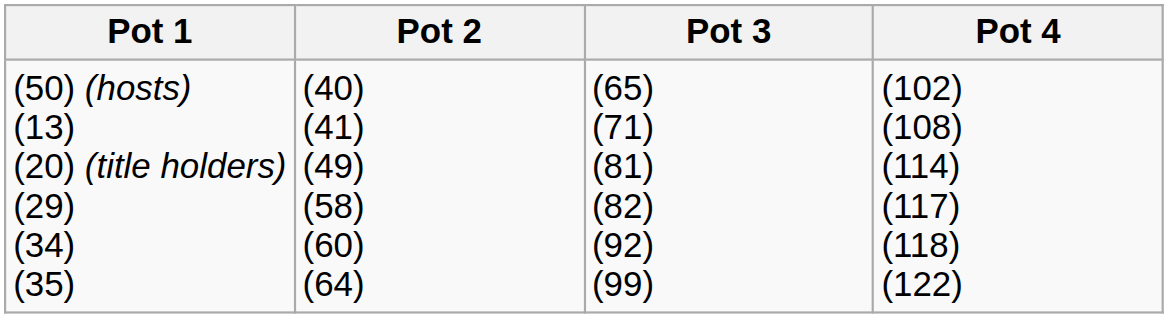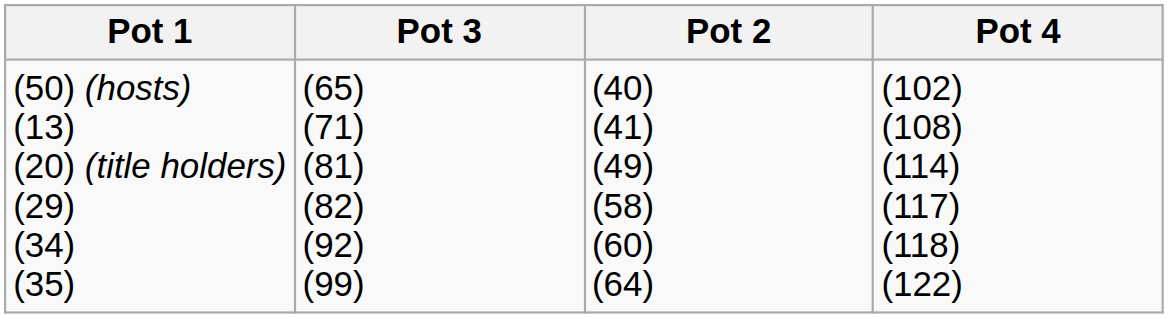columns swapped: (439, 32) <-> (729, 32)
